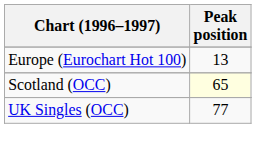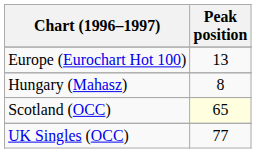+ row: (68, 85)
